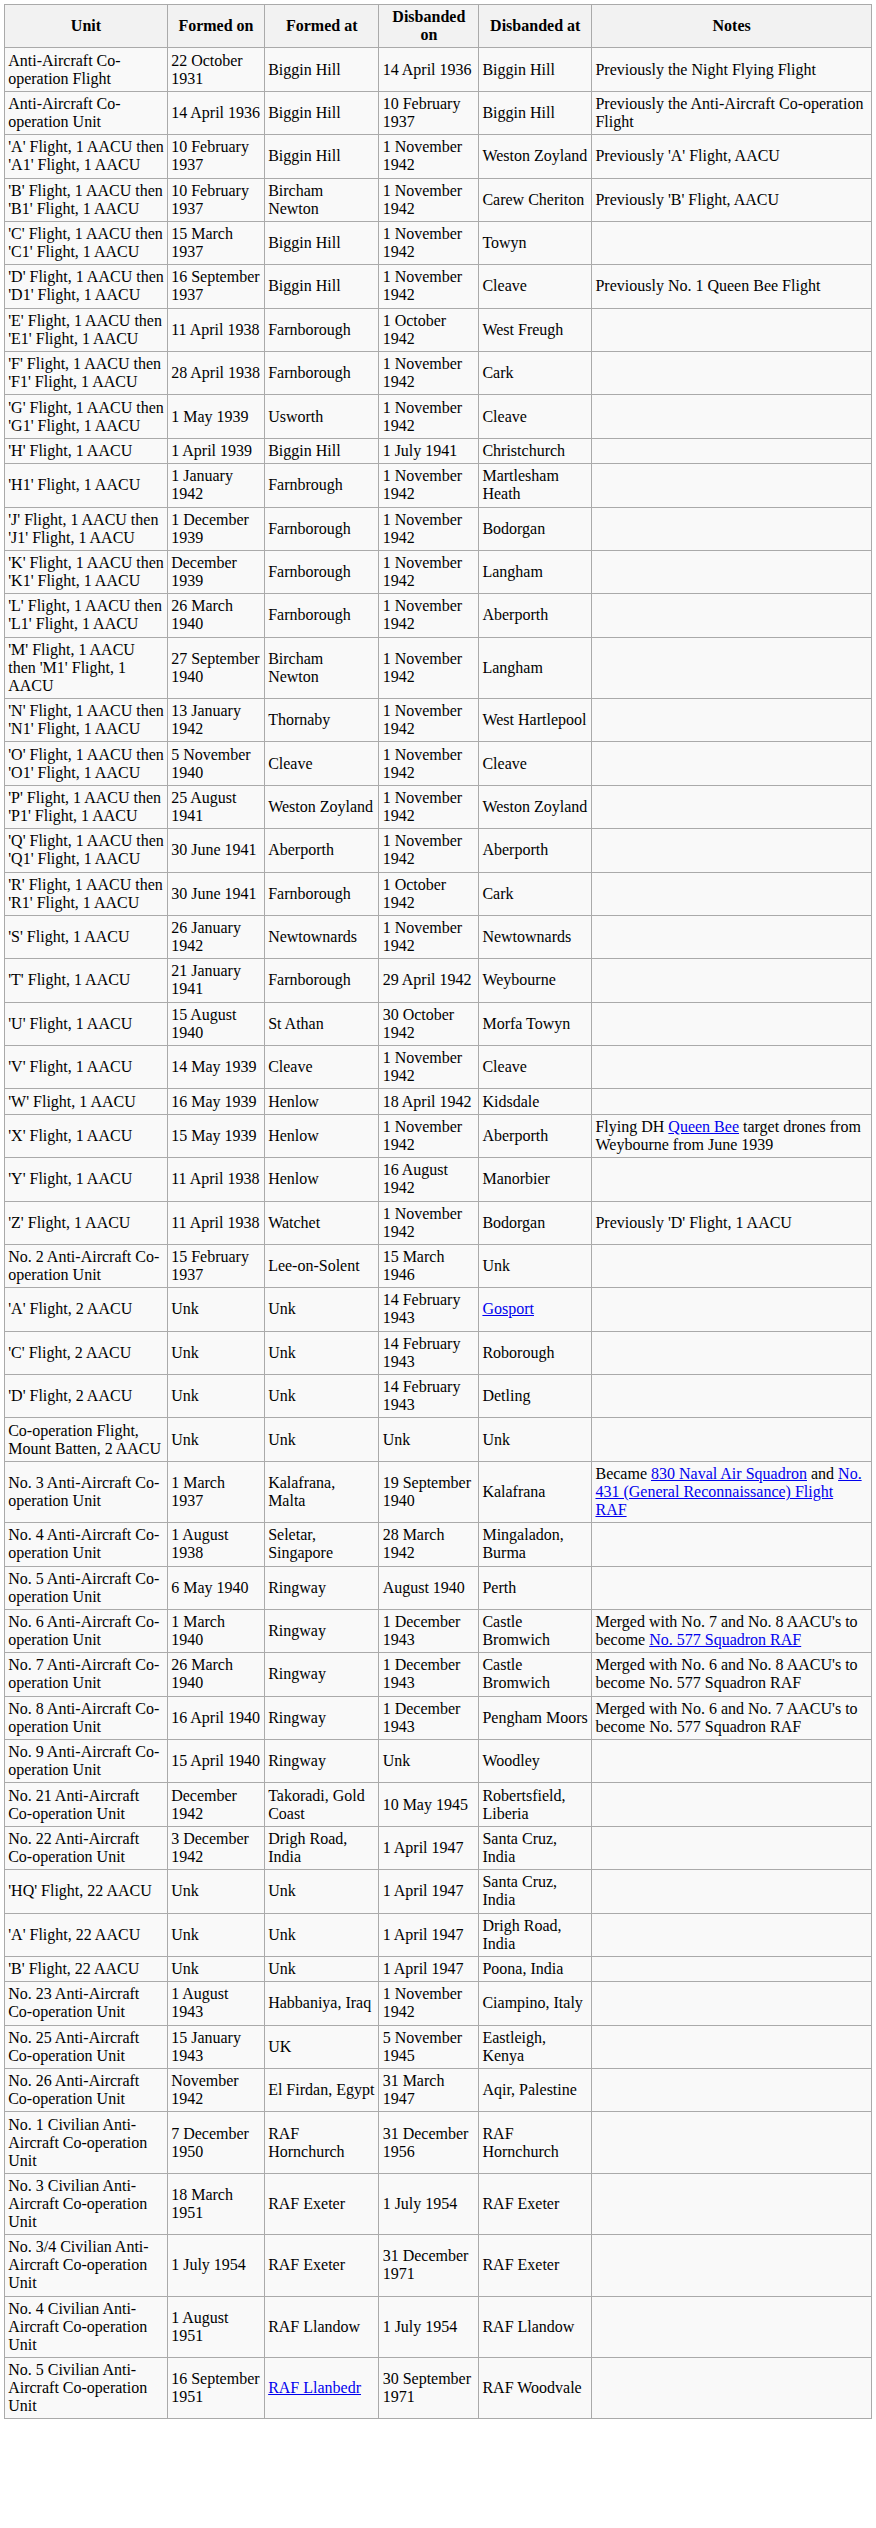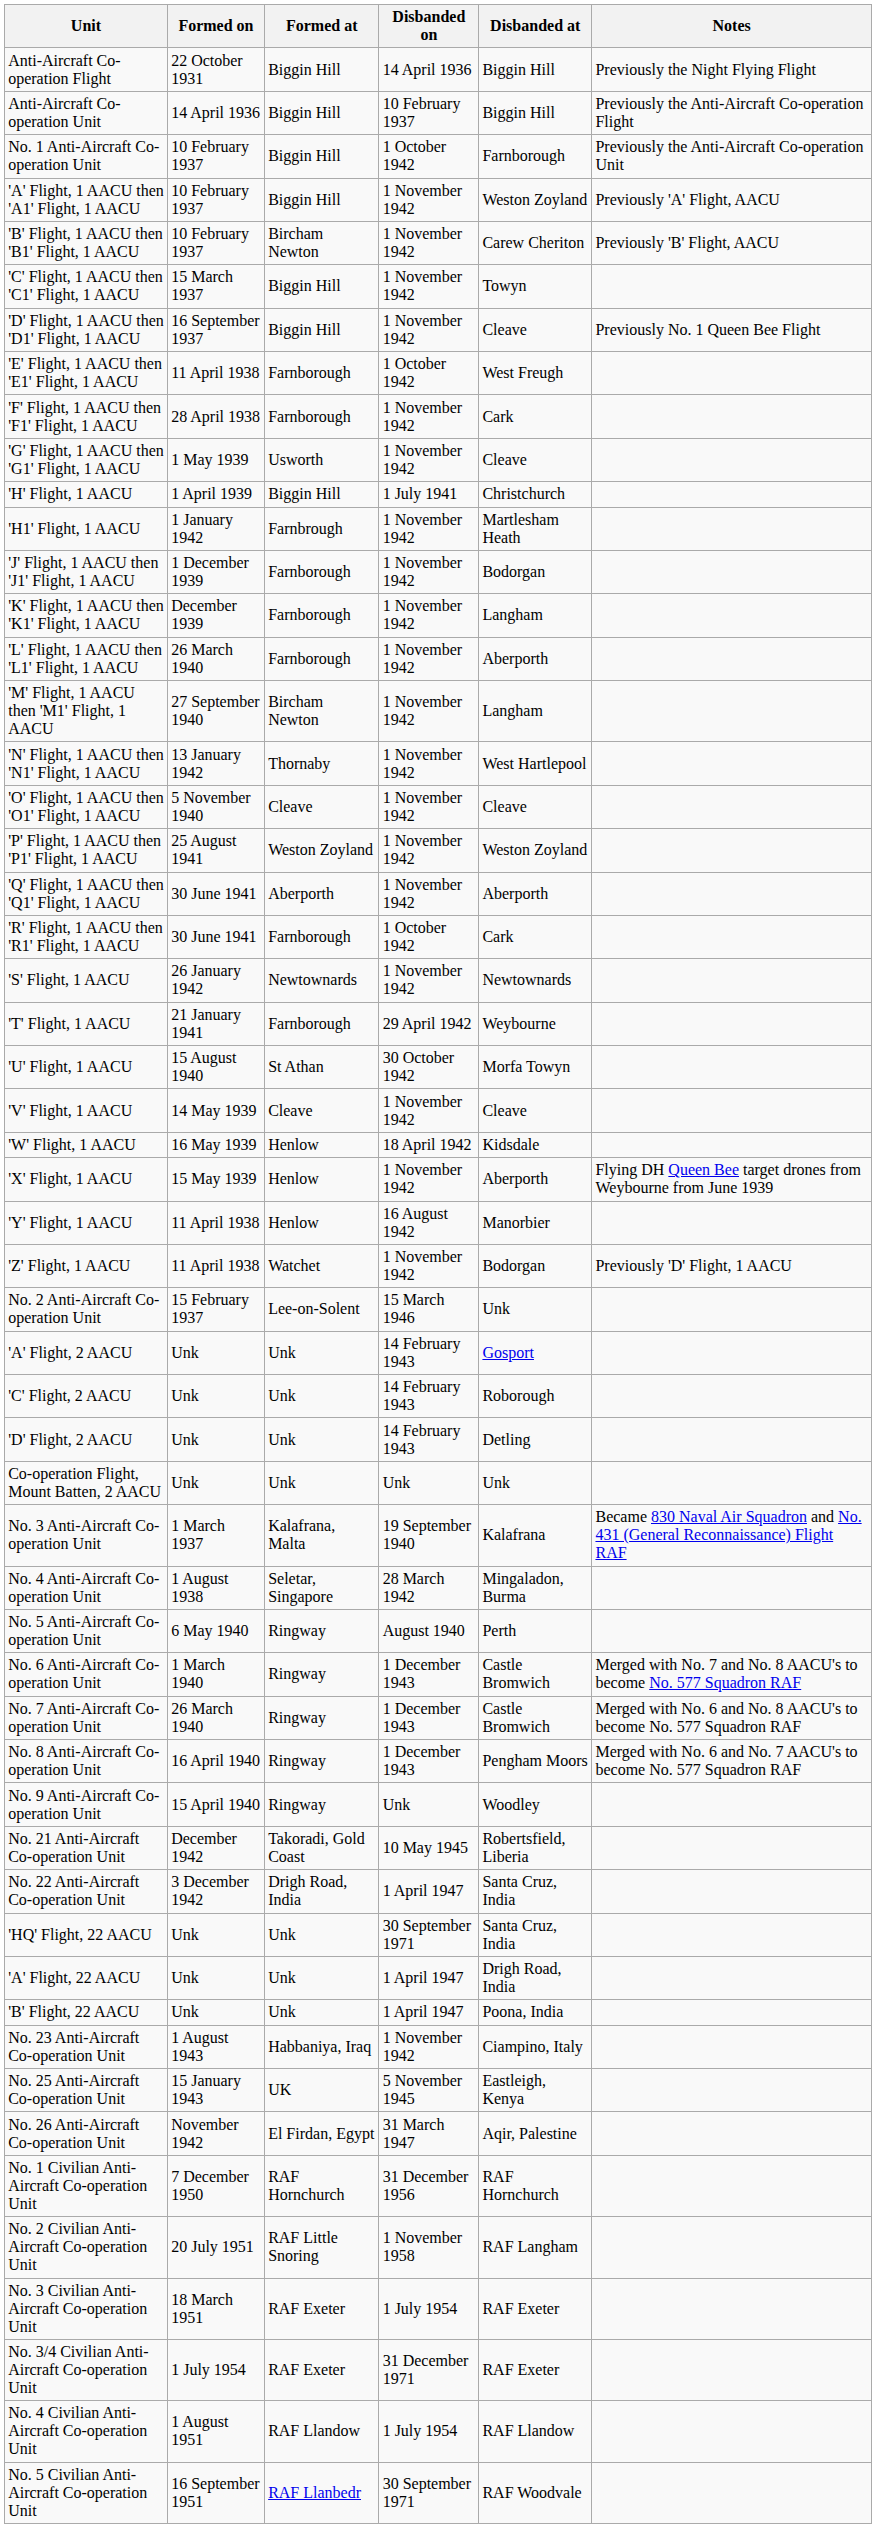+ row: (84, 156)
(423, 1891) 1 April 1947 -> (427, 1934) 30 September 1971
+ row: (78, 2247)
